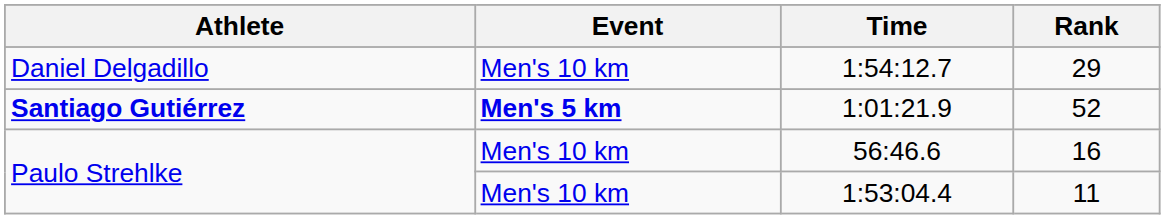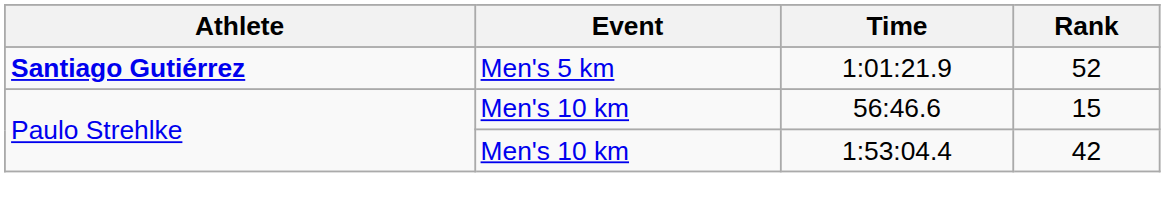- row: (897, 68)
(551, 109) bold -> (547, 68) normal
(1086, 151) 16 -> (1086, 109) 15
(1086, 193) 11 -> (1086, 151) 42
